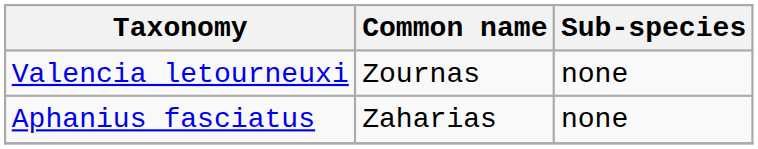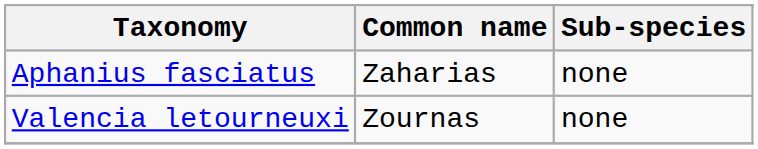rows swapped: (163, 119) <-> (180, 74)
